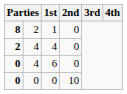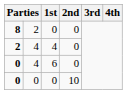(54, 30) 1 -> (54, 30) 0
